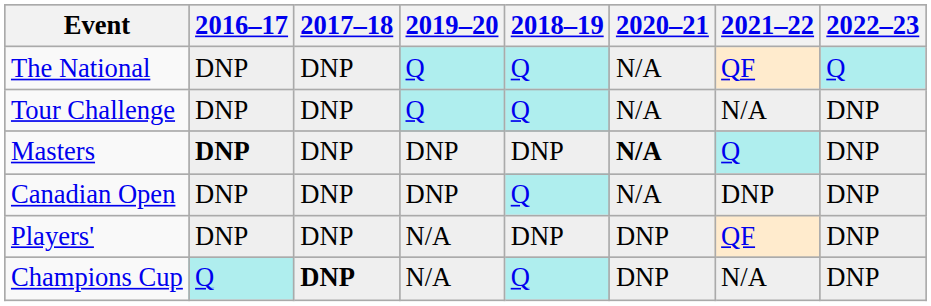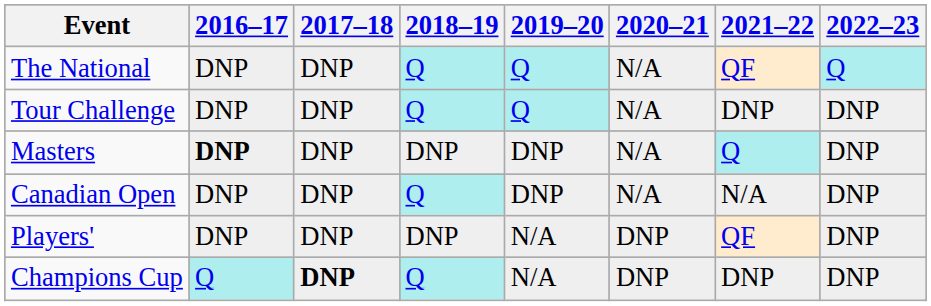columns swapped: (557, 25) <-> (452, 25)
(744, 109) N/A -> (748, 109) DNP
(639, 151) bold -> (639, 151) normal
(748, 194) DNP -> (744, 194) N/A
(744, 278) N/A -> (748, 278) DNP
